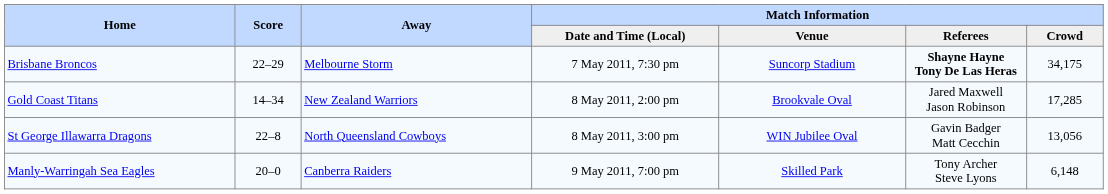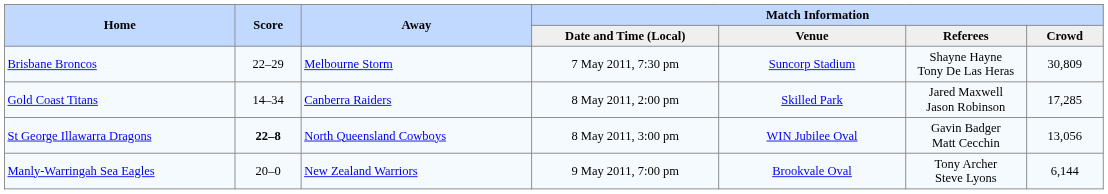(966, 64) bold -> (966, 64) normal
(1065, 64) 34,175 -> (1065, 64) 30,809
(361, 99) New Zealand Warriors -> (348, 99) Canberra Raiders
(812, 99) Brookvale Oval -> (812, 99) Skilled Park
(268, 135) normal -> (268, 135) bold
(348, 171) Canberra Raiders -> (361, 171) New Zealand Warriors
(812, 171) Skilled Park -> (812, 171) Brookvale Oval
(1065, 171) 6,148 -> (1065, 171) 6,144
